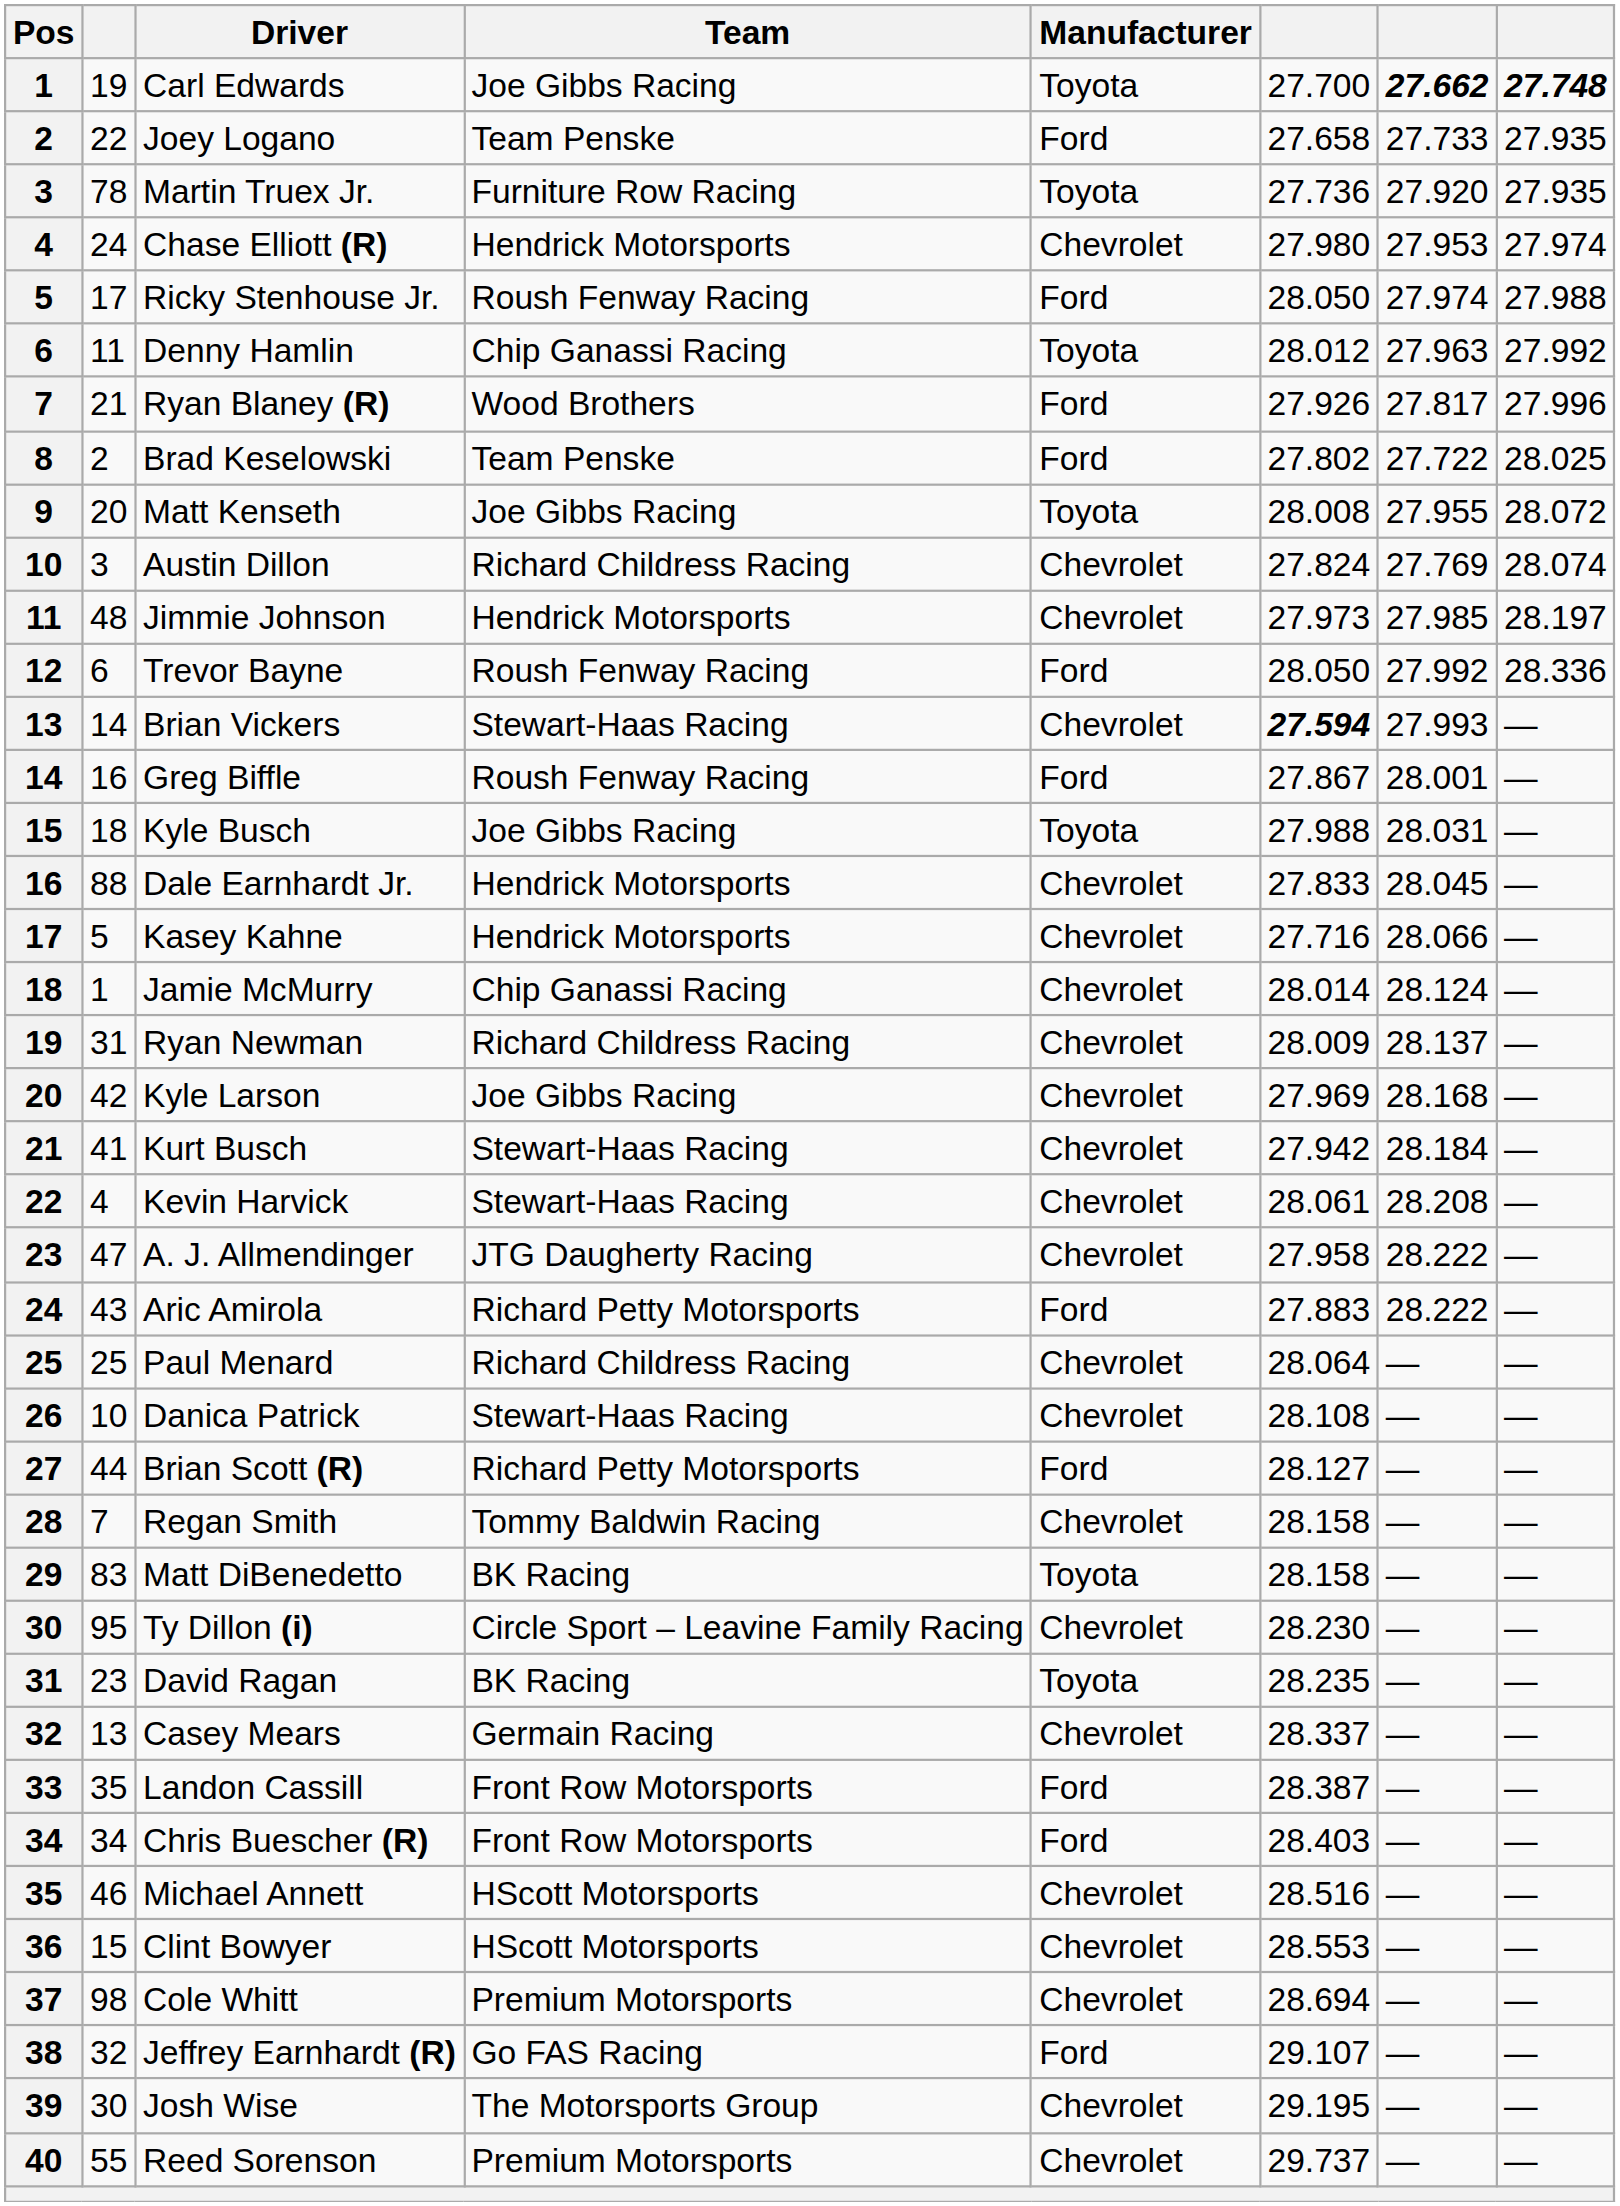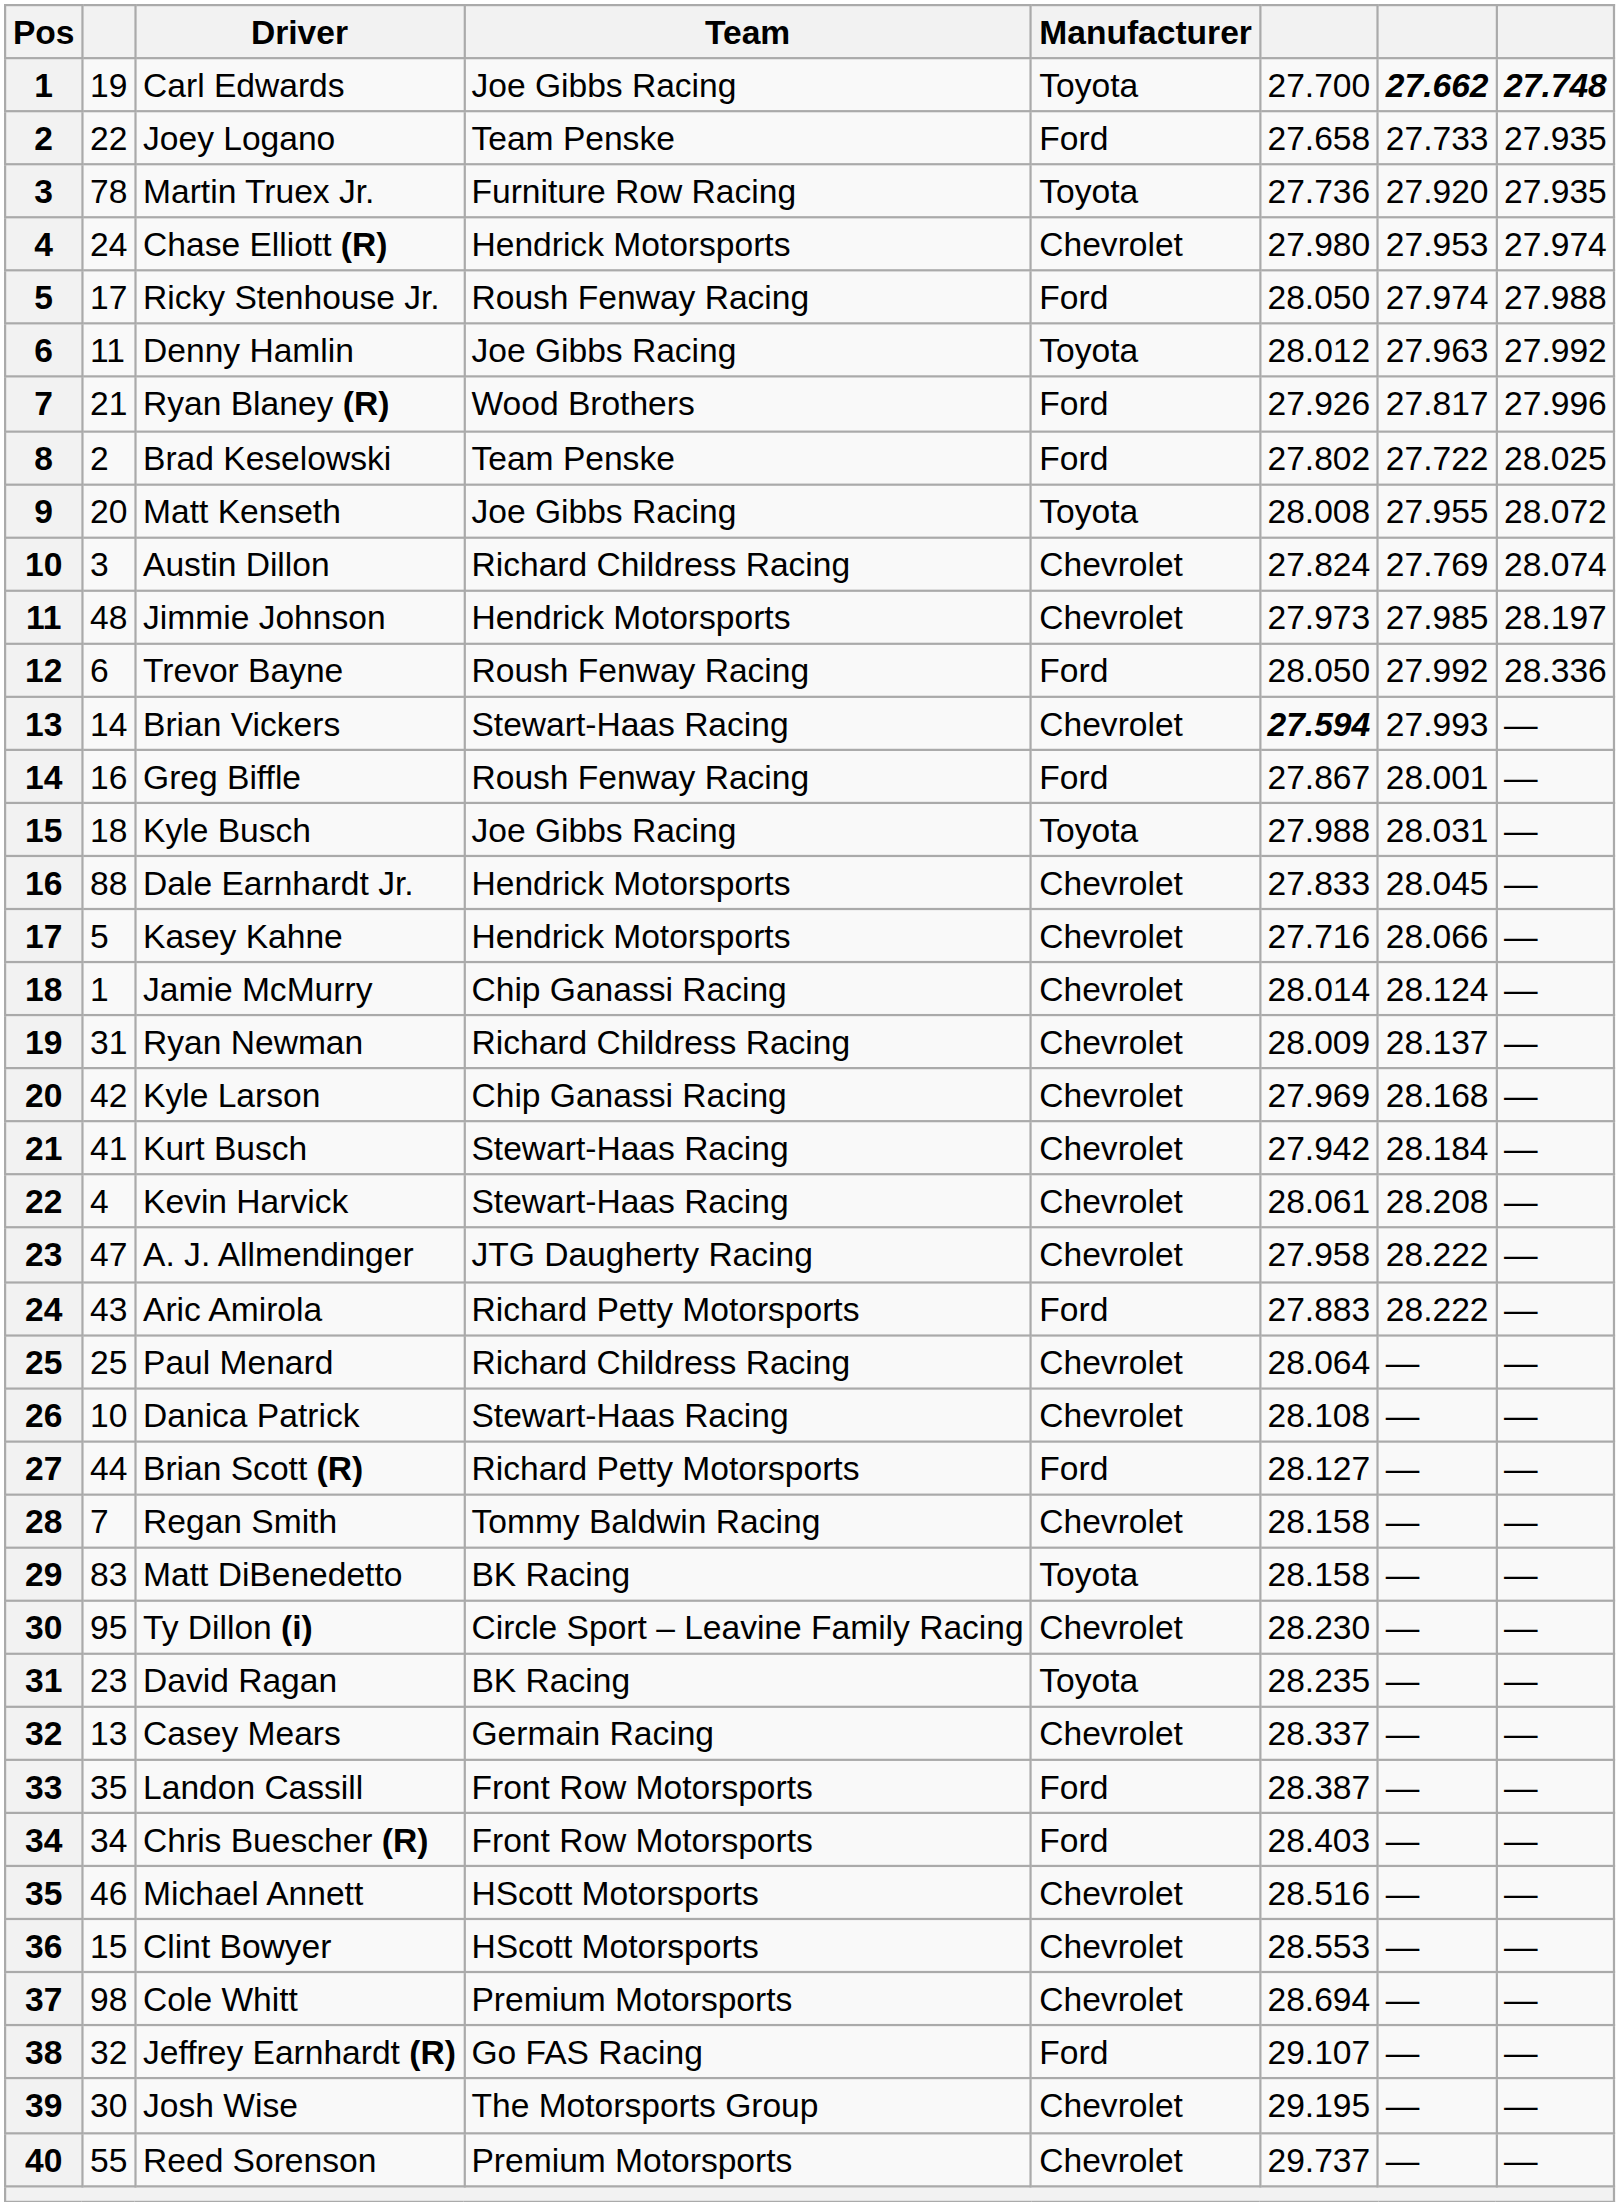(629, 351) Chip Ganassi Racing -> (604, 351) Joe Gibbs Racing
(604, 1095) Joe Gibbs Racing -> (629, 1095) Chip Ganassi Racing
